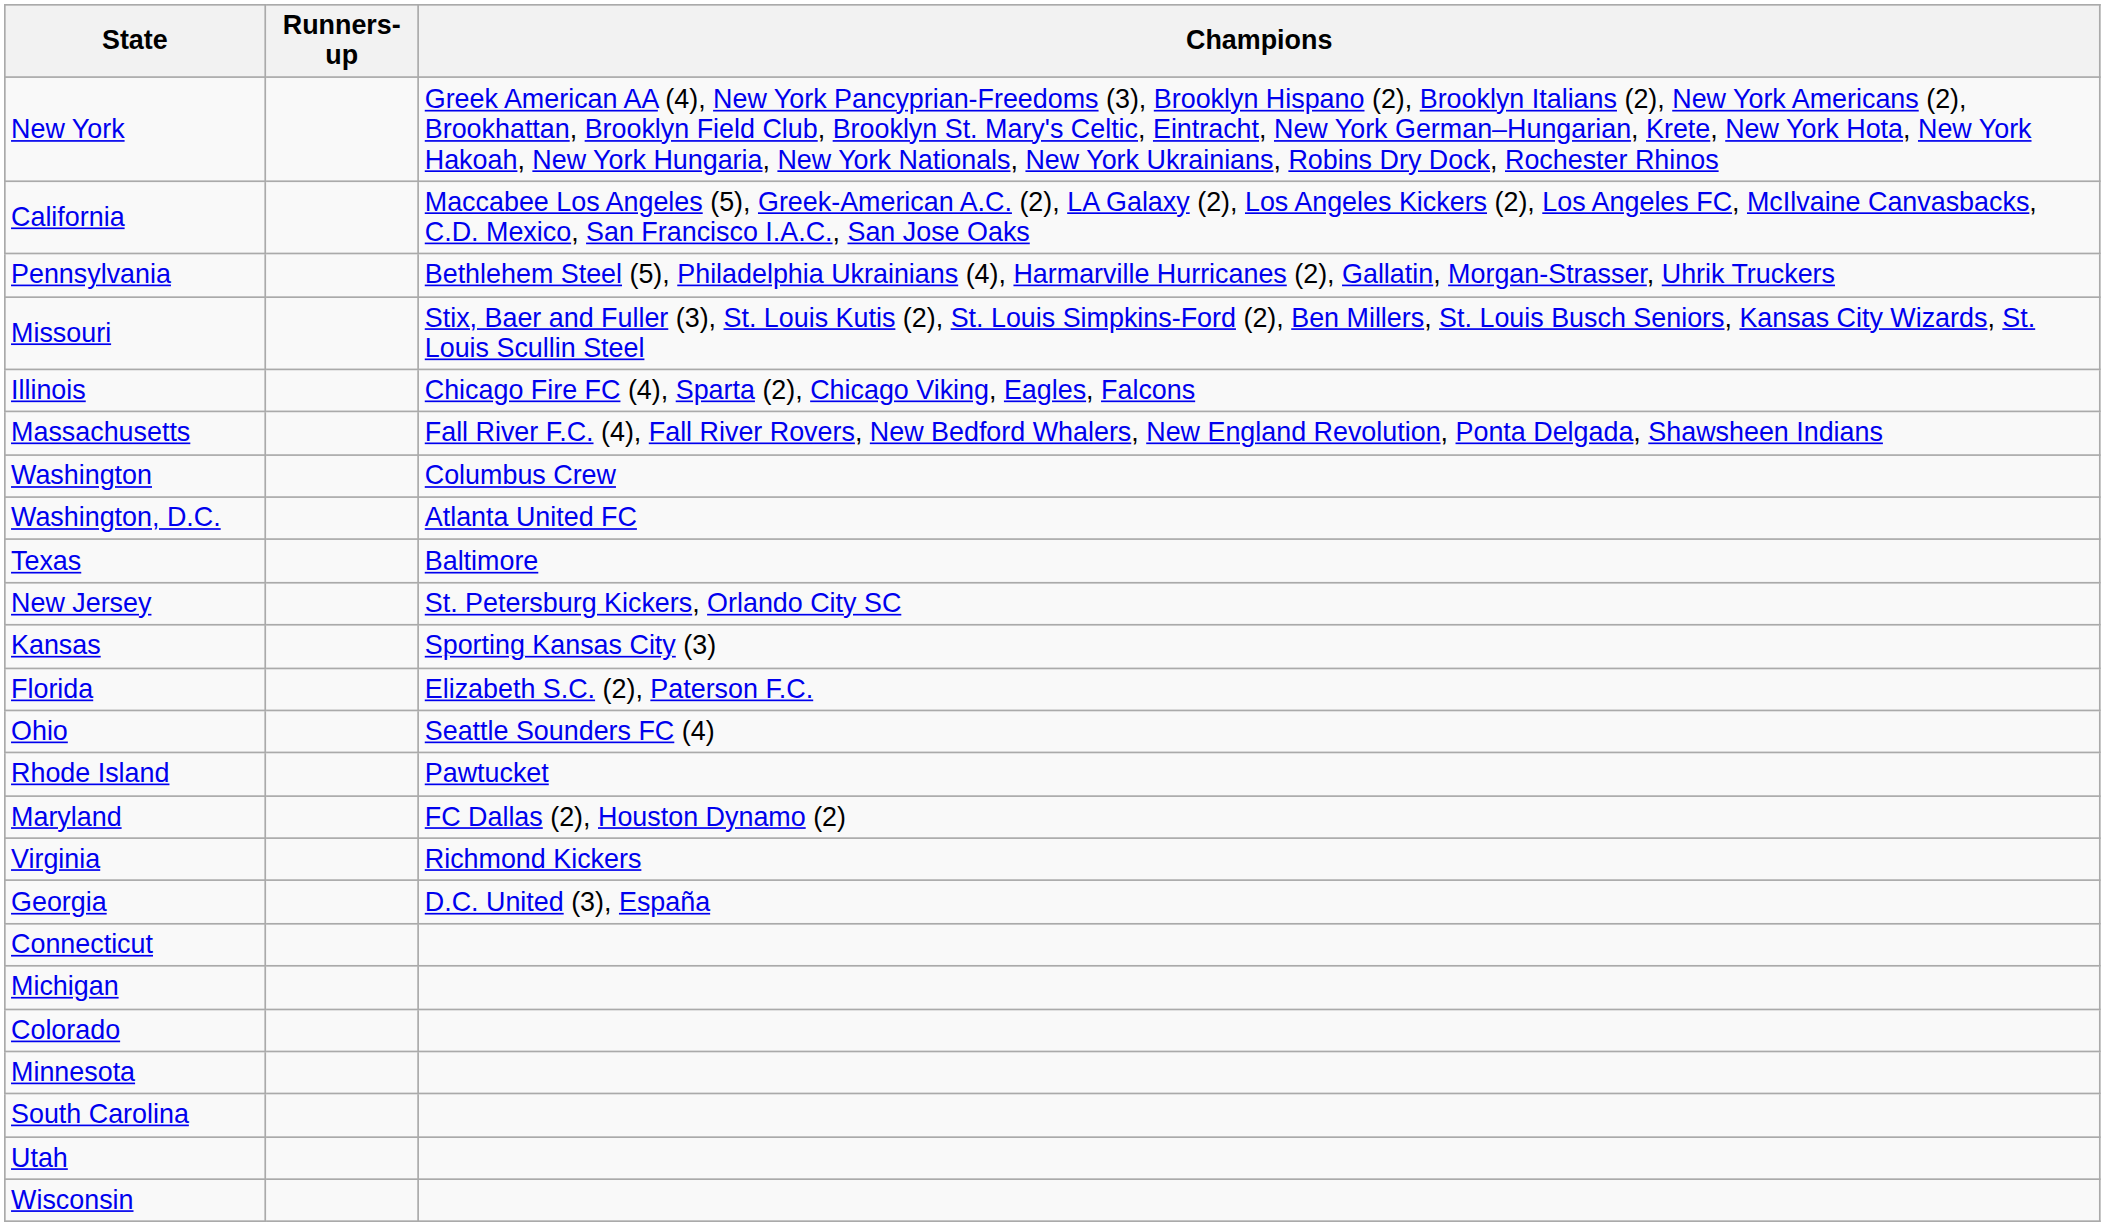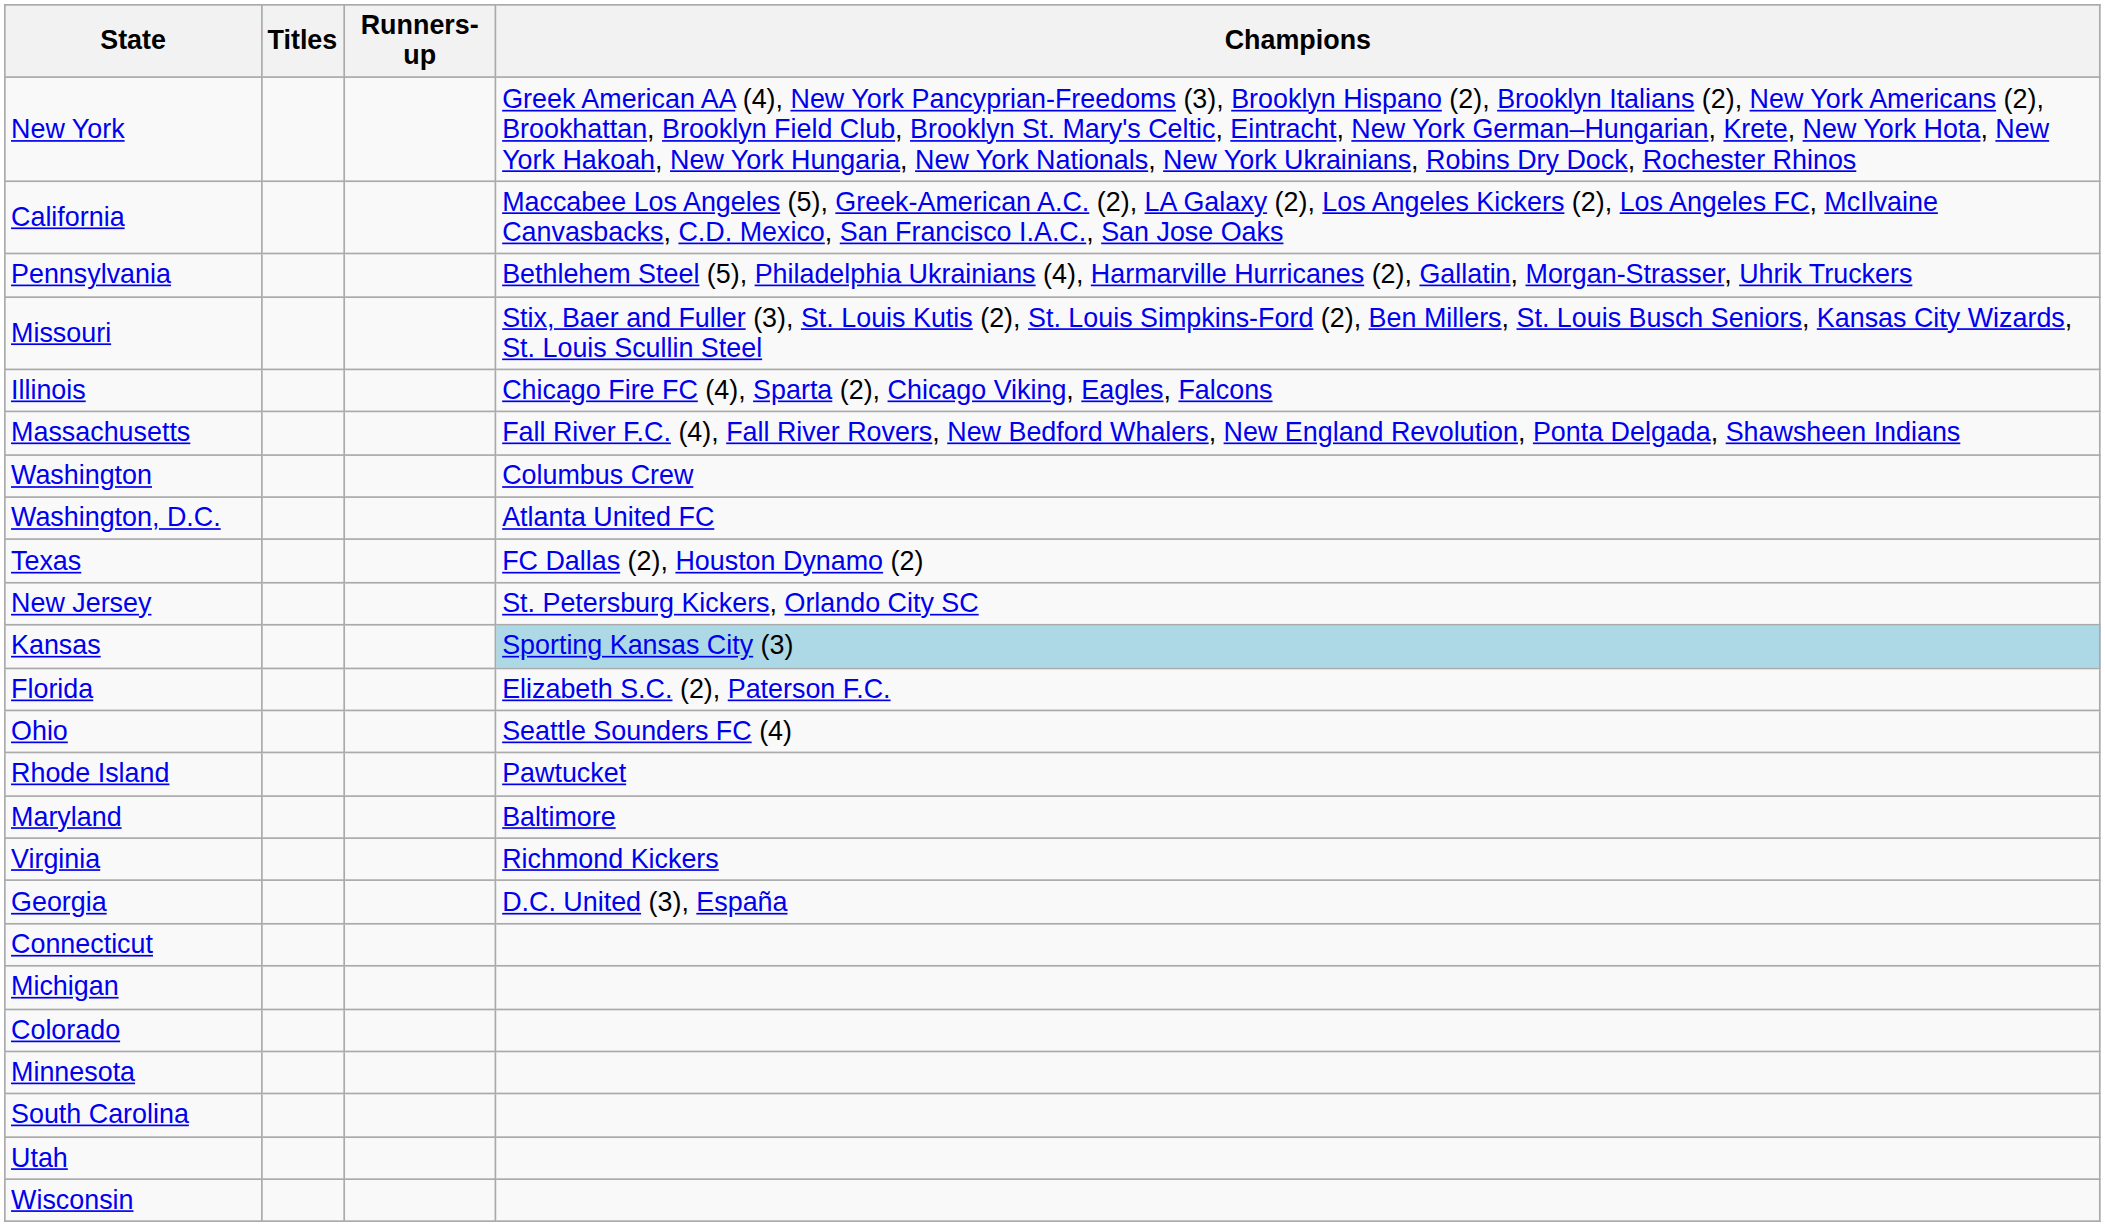+ column: (302, 40)
(482, 560) Baltimore -> (713, 560) FC Dallas (2), Houston Dynamo (2)
(570, 645) no background -> (648, 645) lightblue background
(635, 816) FC Dallas (2), Houston Dynamo (2) -> (559, 816) Baltimore
